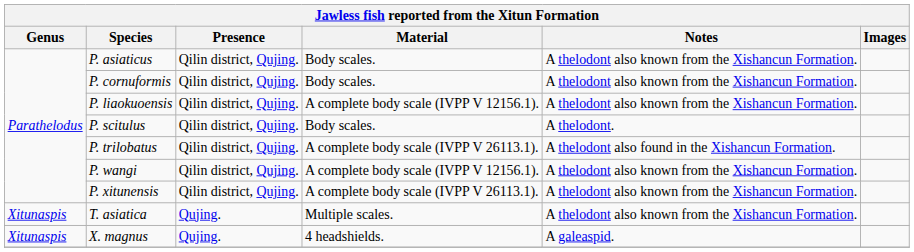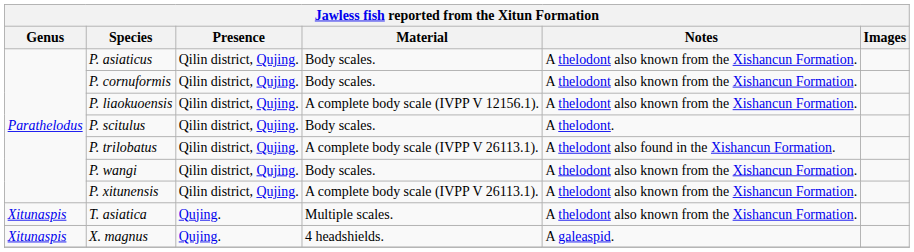(422, 170) A complete body scale (IVPP V 12156.1). -> (340, 170) Body scales.
